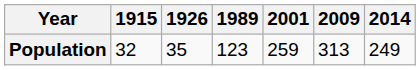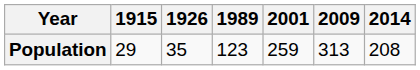(126, 49) 32 -> (126, 49) 29
(384, 49) 249 -> (384, 49) 208
